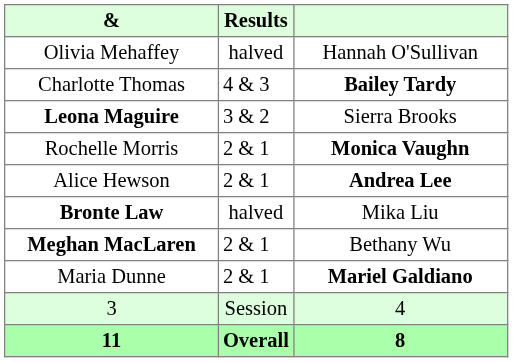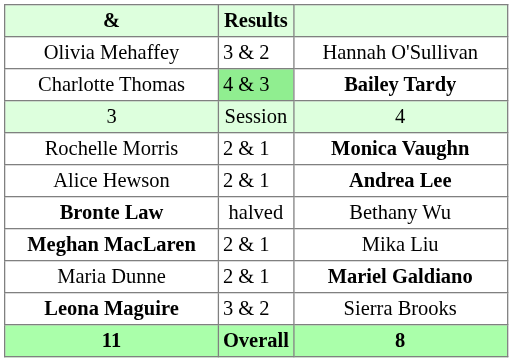(256, 52) halved -> (246, 52) 3 & 2
(246, 84) no background -> (246, 84) lightgreen background
rows swapped: (112, 116) <-> (112, 308)
(400, 212) Mika Liu -> (400, 212) Bethany Wu
(400, 244) Bethany Wu -> (400, 244) Mika Liu
